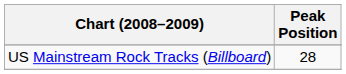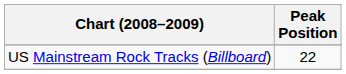(308, 57) 28 -> (308, 57) 22
